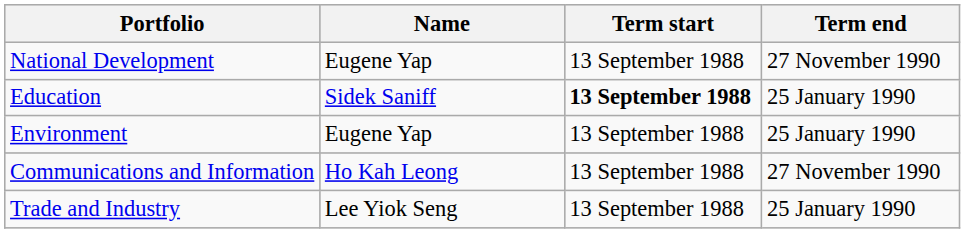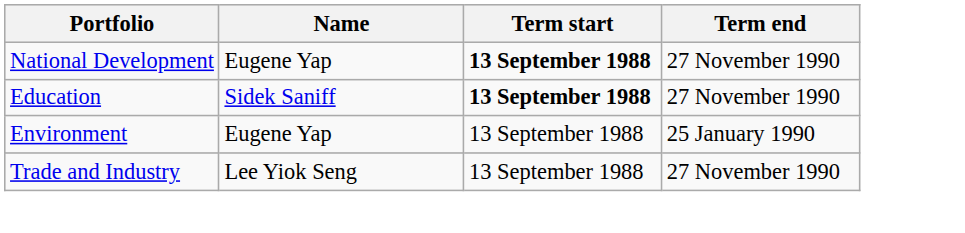(657, 60) normal -> (560, 60) bold
(841, 97) 25 January 1990 -> (753, 97) 27 November 1990
- row: (162, 171)
(841, 208) 25 January 1990 -> (753, 171) 27 November 1990
